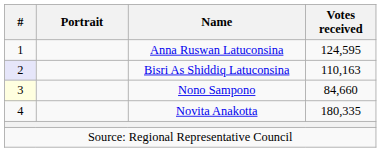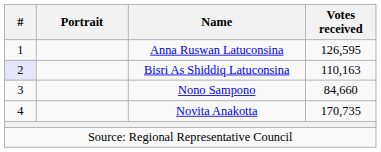(341, 50) 124,595 -> (341, 50) 126,595
(20, 90) lightyellow background -> (20, 90) no background
(341, 111) 180,335 -> (341, 111) 170,735
